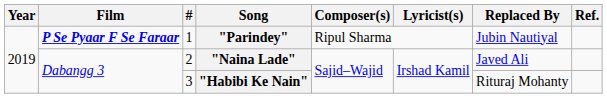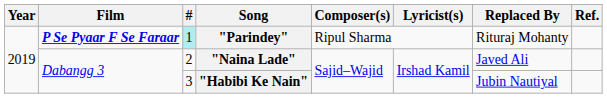(189, 37) no background -> (189, 37) paleturquoise background
(517, 37) Jubin Nautiyal -> (522, 37) Rituraj Mohanty
(522, 81) Rituraj Mohanty -> (517, 81) Jubin Nautiyal
